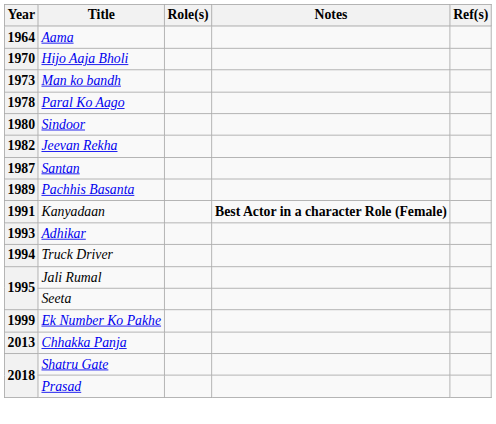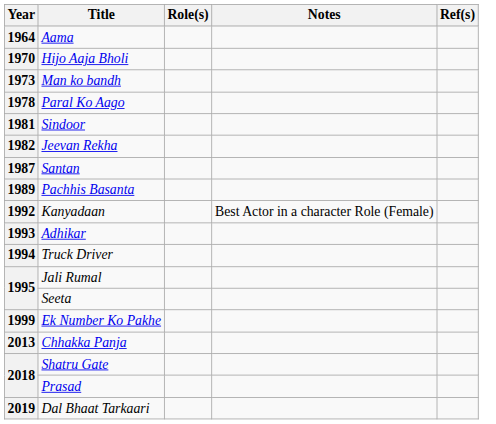(21, 124) 1980 -> (21, 124) 1981
(21, 211) 1991 -> (21, 211) 1992
(331, 211) bold -> (324, 211) normal
+ row: (95, 408)
